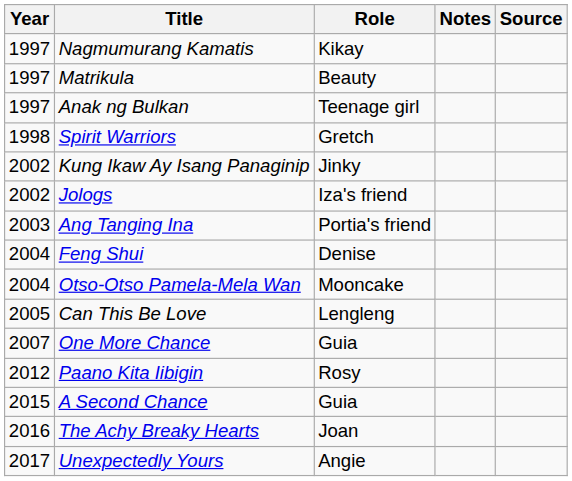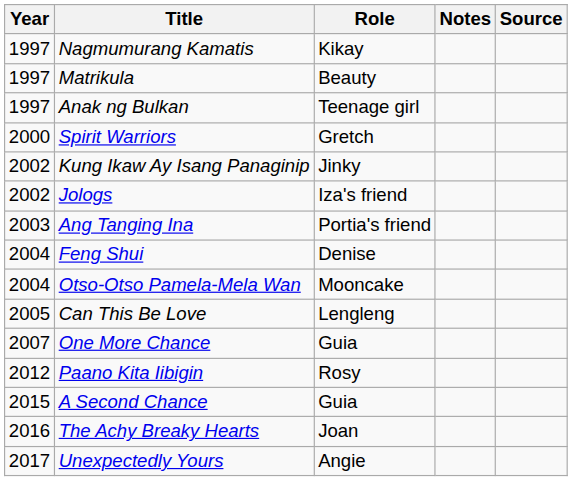(30, 136) 1998 -> (30, 136) 2000
